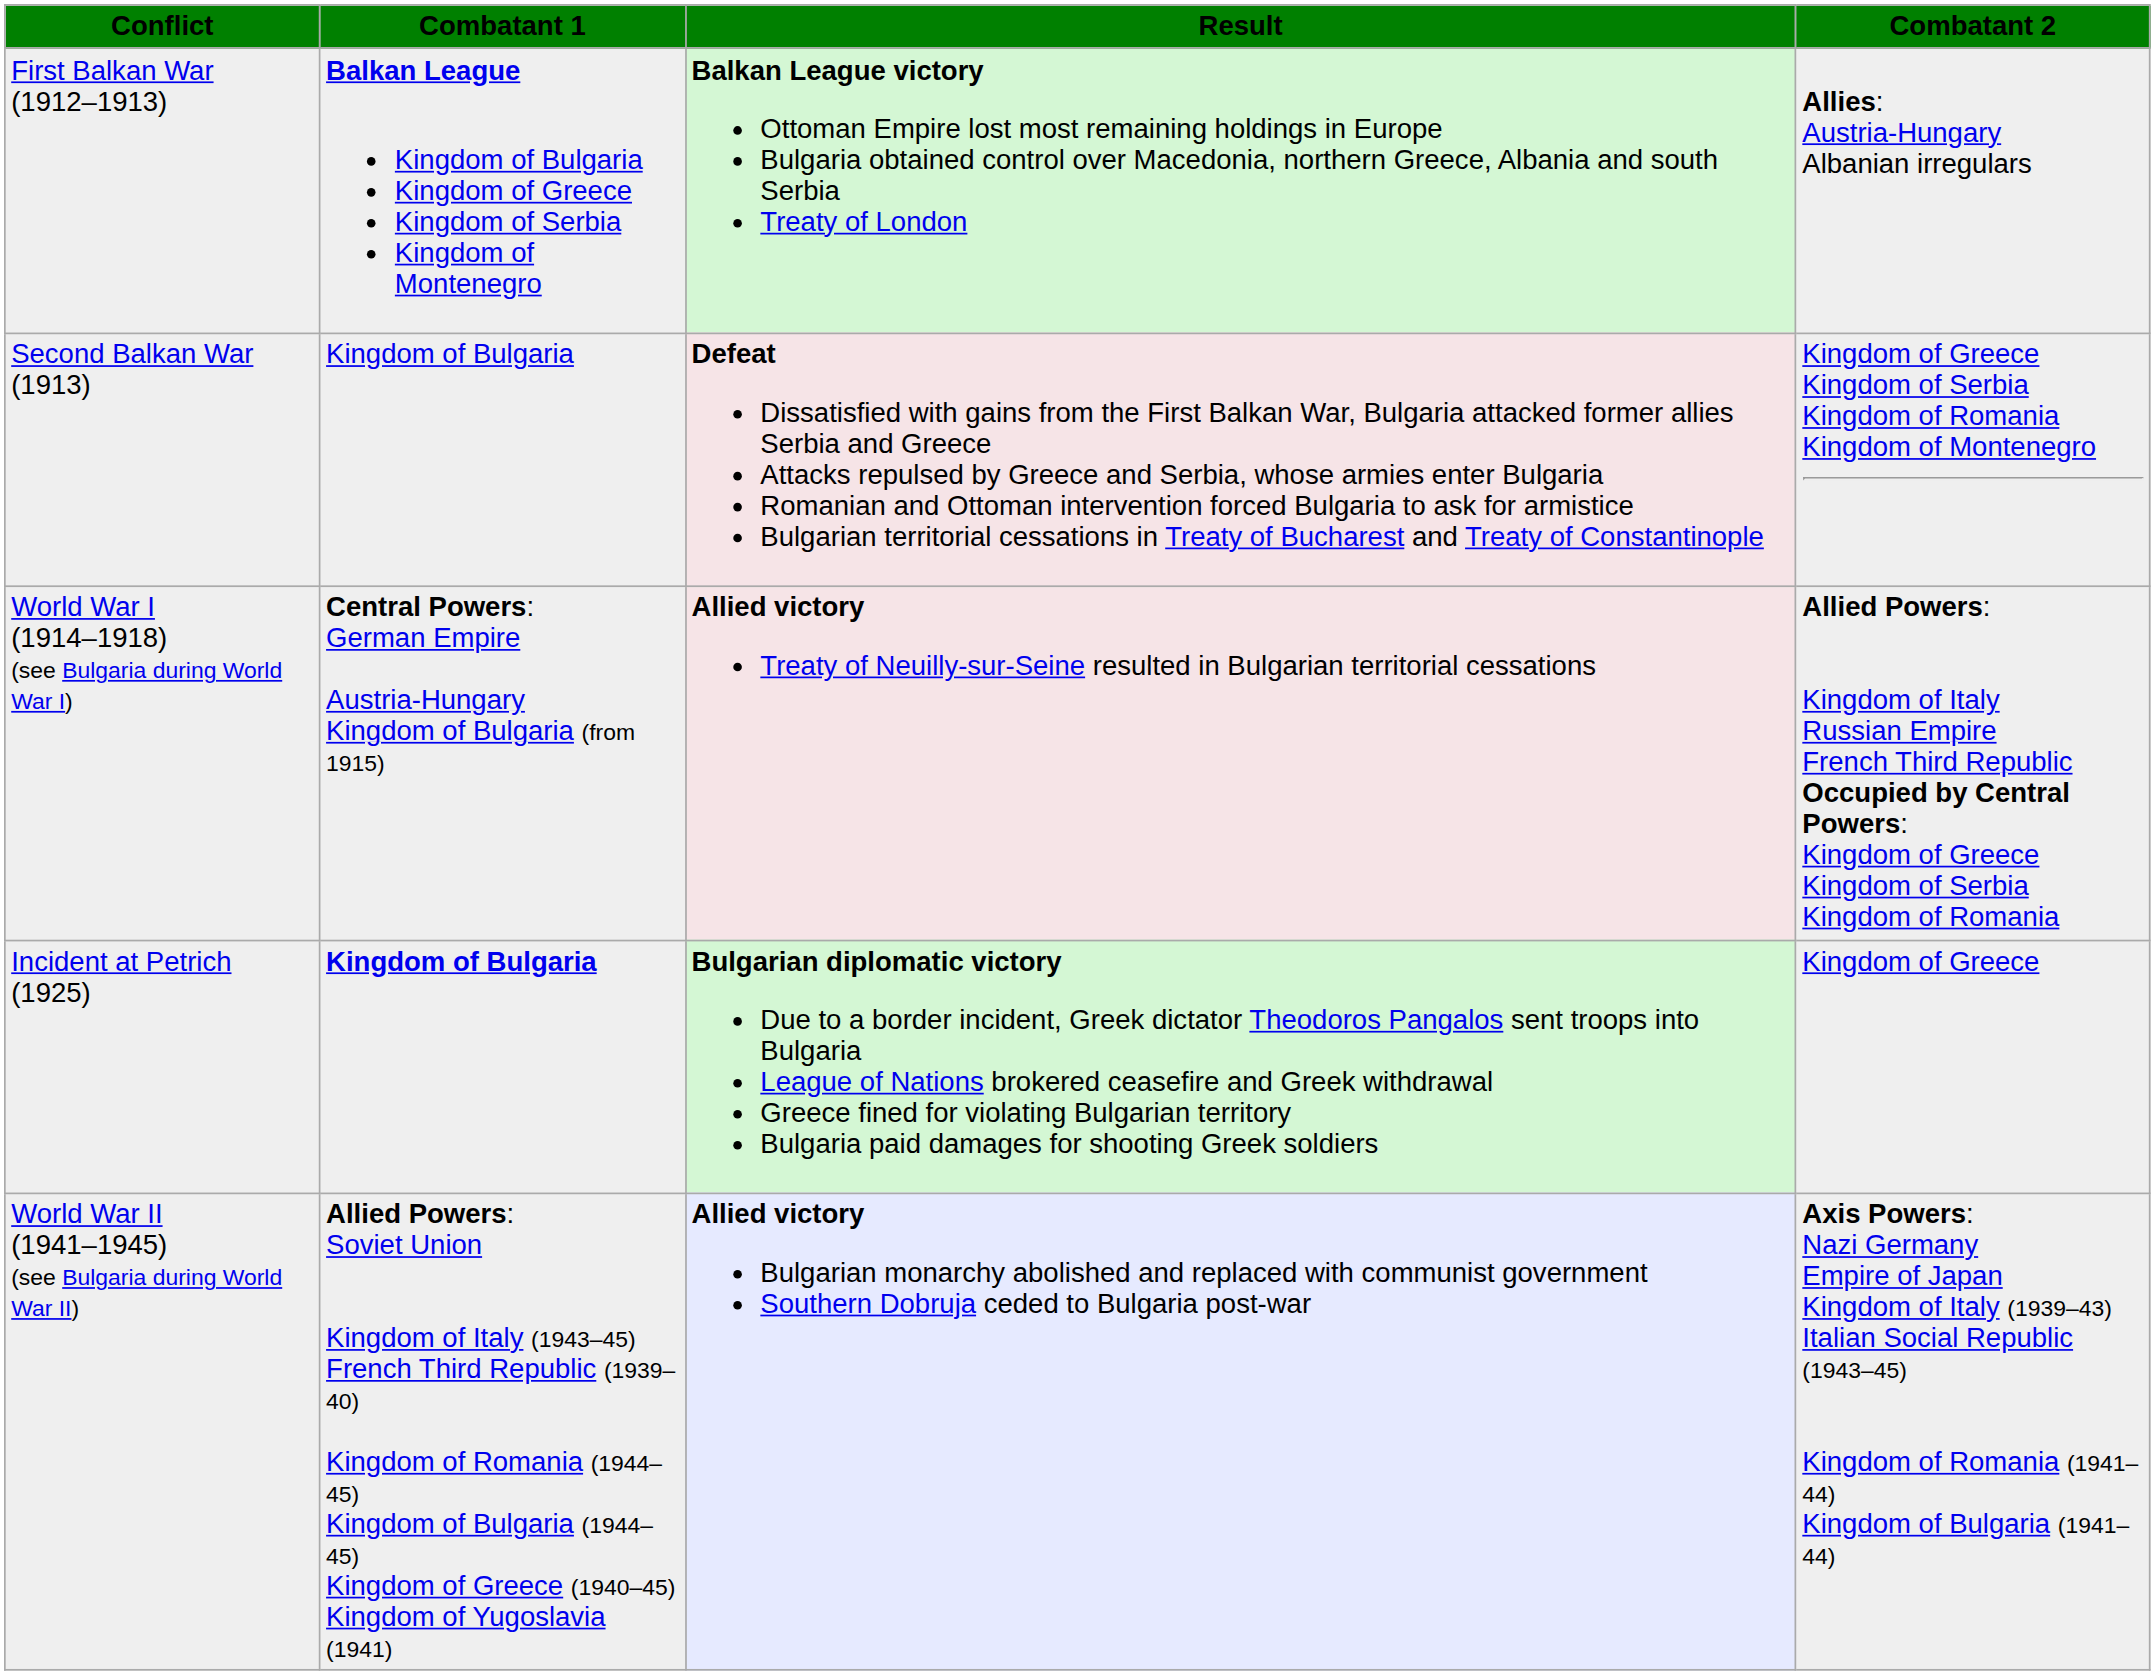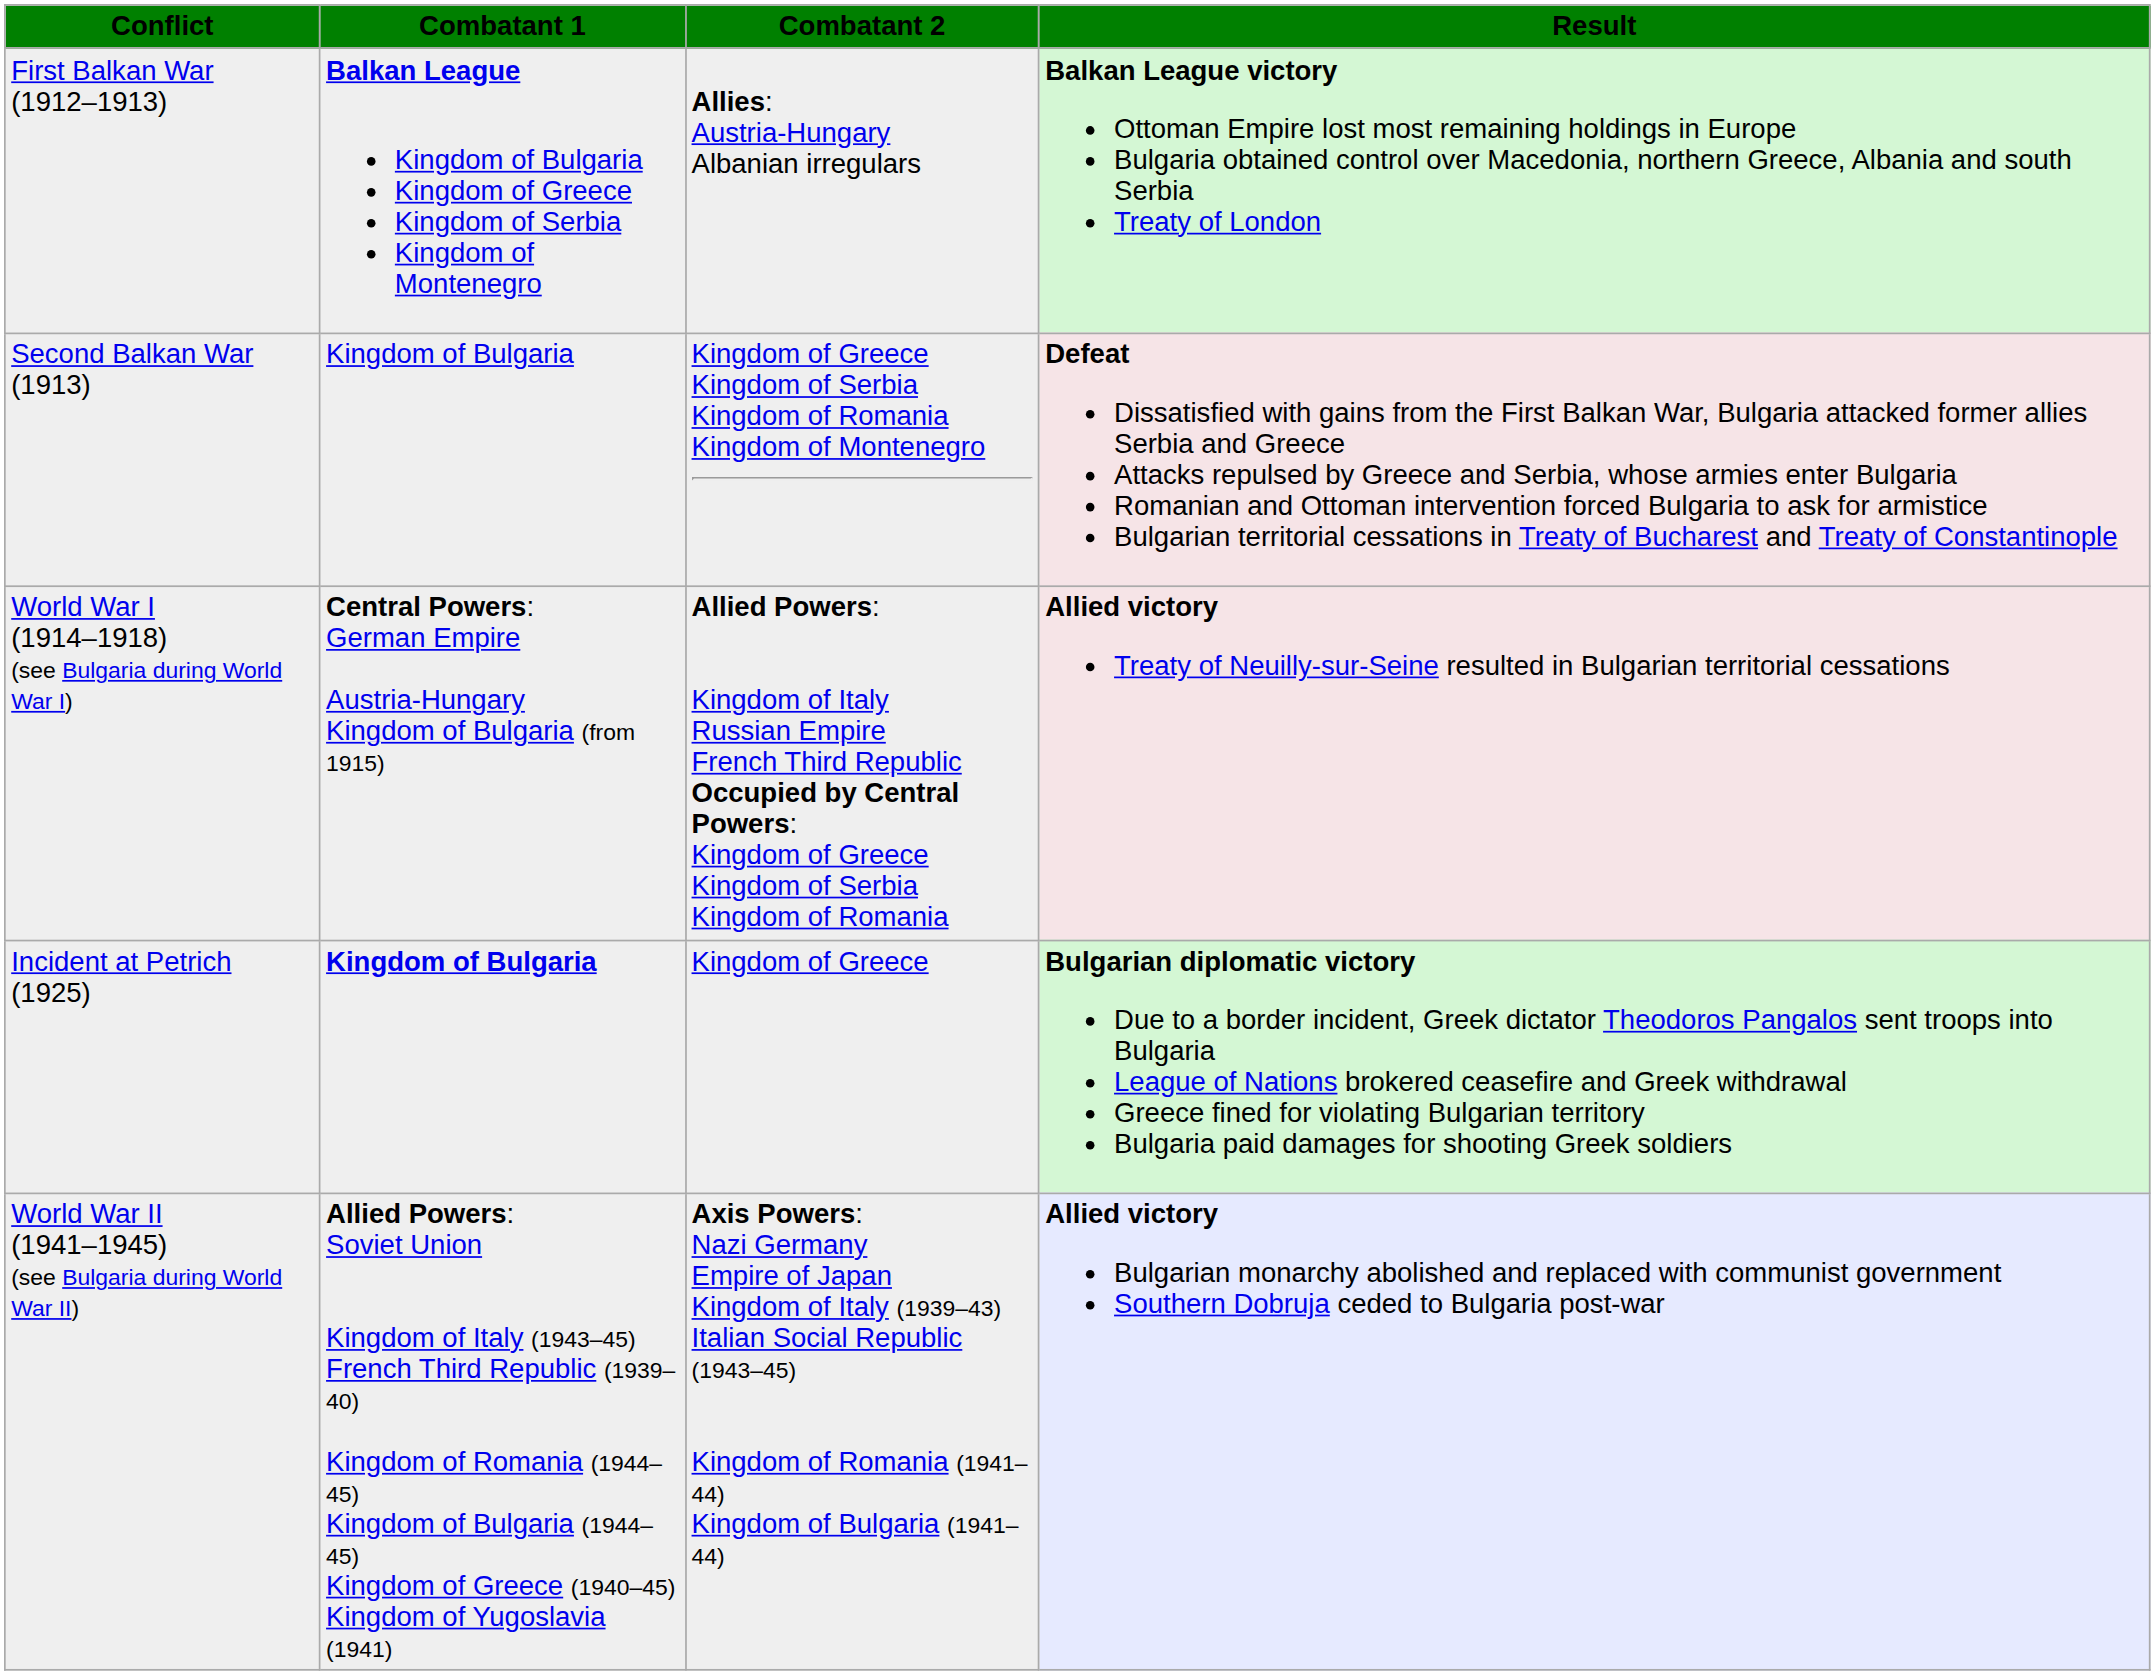columns swapped: (1973, 26) <-> (1241, 26)
